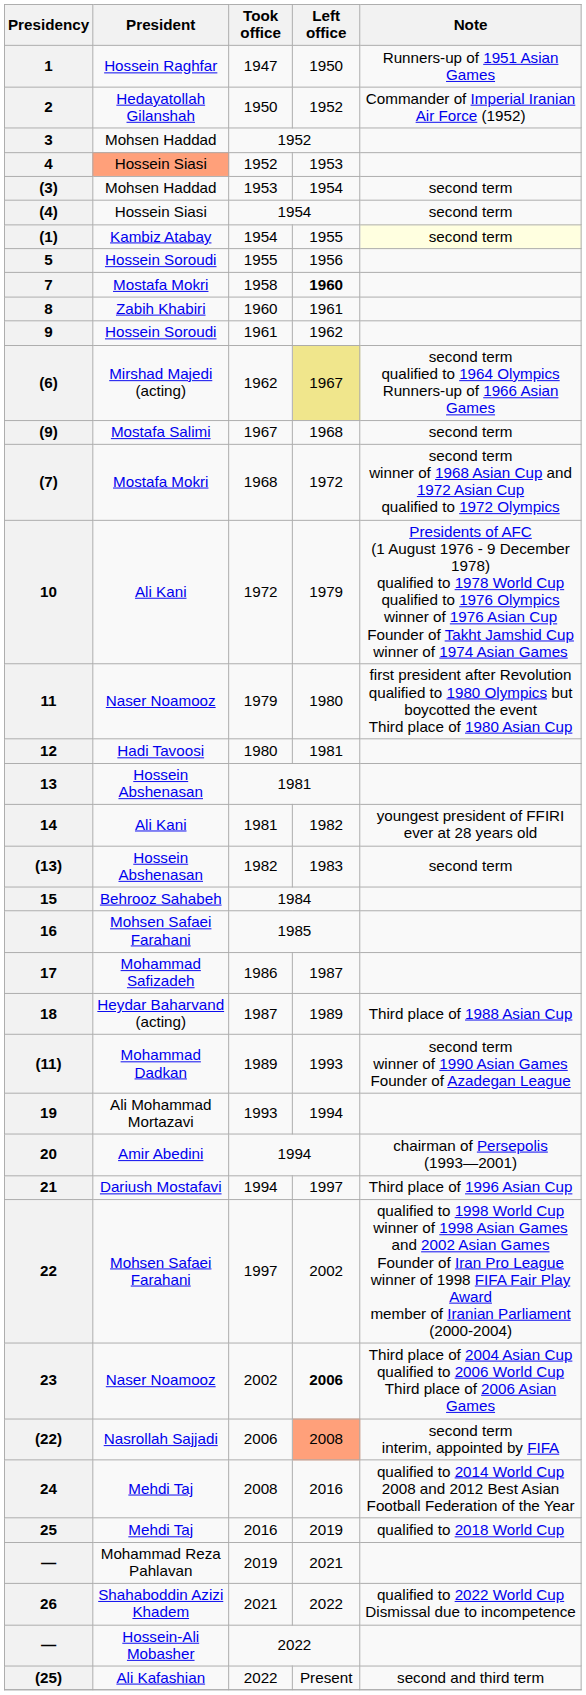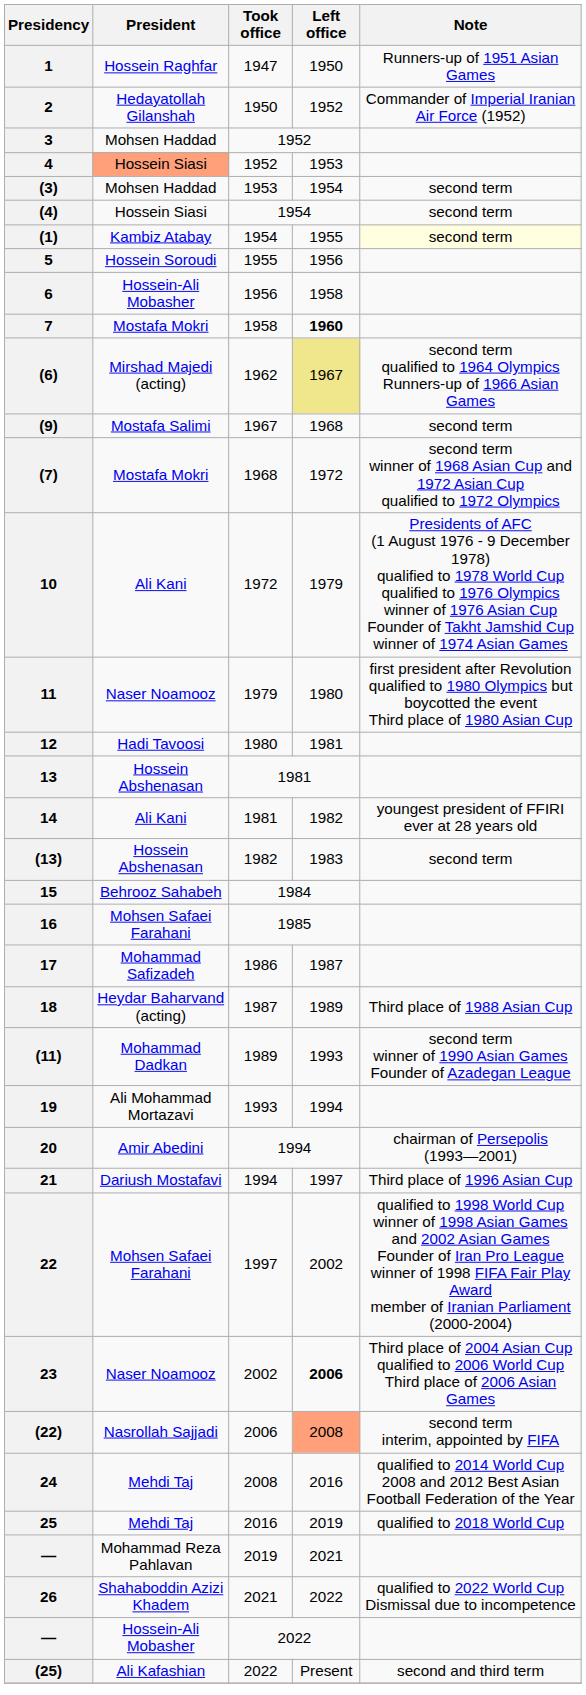+ row: (49, 293)
- row: (49, 308)
- row: (49, 333)
